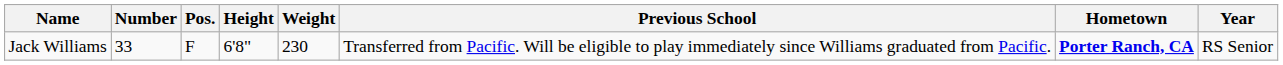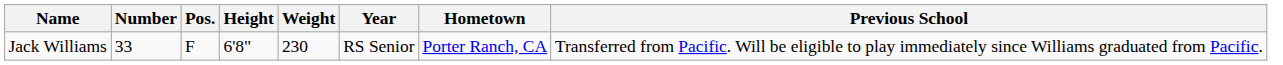columns swapped: (1238, 18) <-> (697, 18)
(1126, 45) bold -> (485, 45) normal
